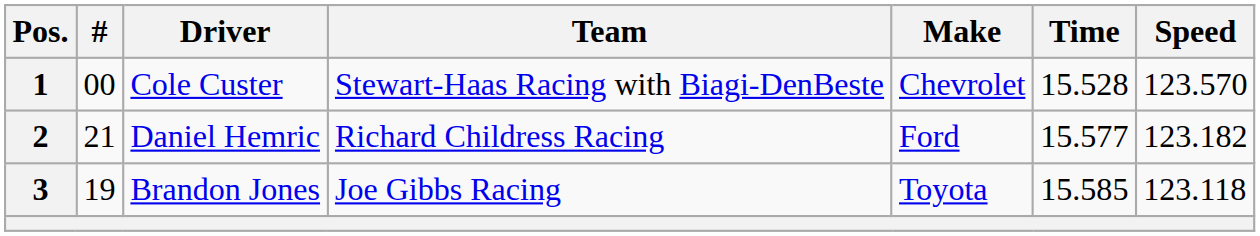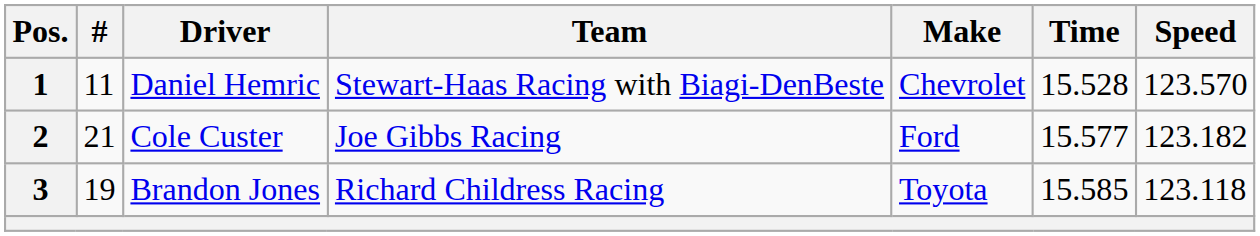(100, 84) 00 -> (99, 84) 11
(207, 84) Cole Custer -> (225, 84) Daniel Hemric
(225, 136) Daniel Hemric -> (207, 136) Cole Custer
(500, 136) Richard Childress Racing -> (448, 136) Joe Gibbs Racing
(448, 189) Joe Gibbs Racing -> (500, 189) Richard Childress Racing
